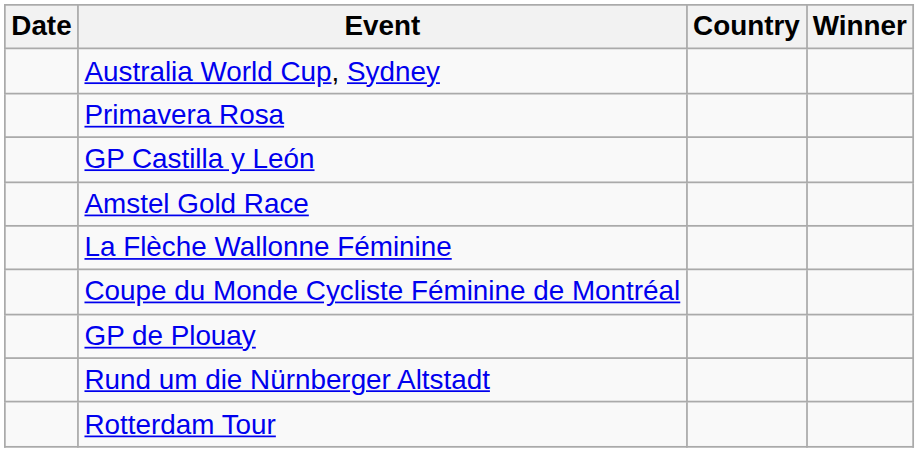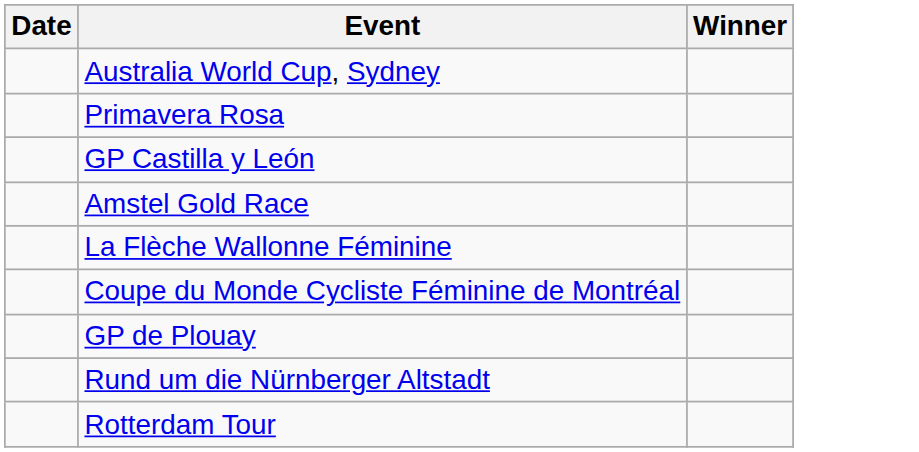- column: (746, 26)
